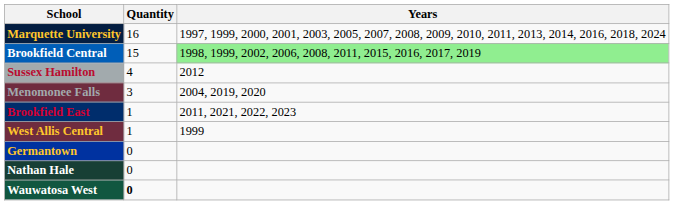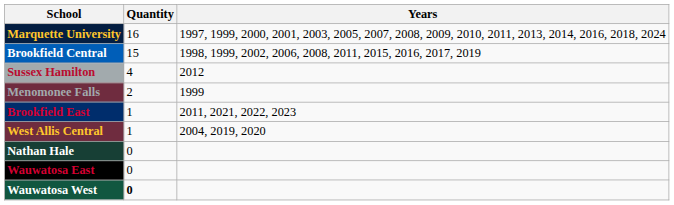(330, 53) lightgreen background -> (330, 53) no background
(130, 92) 3 -> (130, 92) 2
(223, 92) 2004, 2019, 2020 -> (192, 92) 1999
(192, 131) 1999 -> (223, 131) 2004, 2019, 2020
- row: (42, 151)
+ row: (51, 170)
